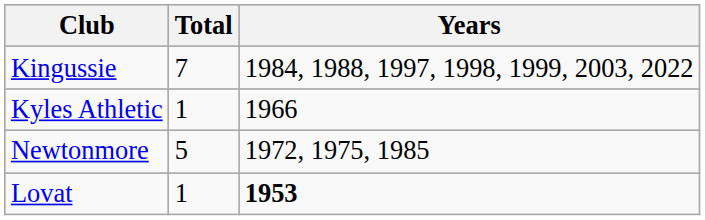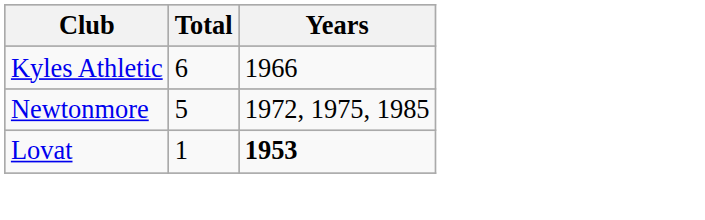- row: (64, 67)
(181, 109) 1 -> (181, 67) 6
